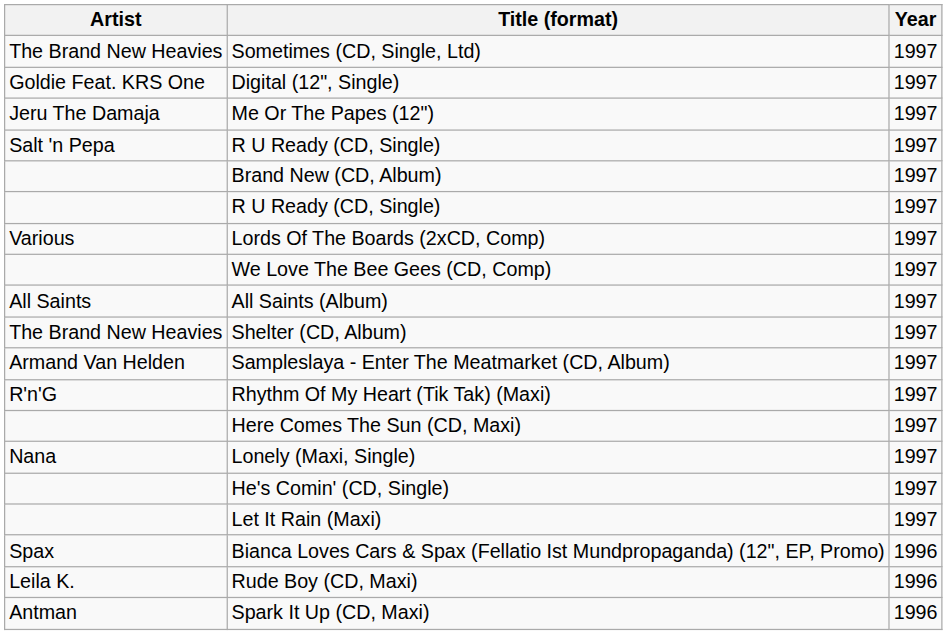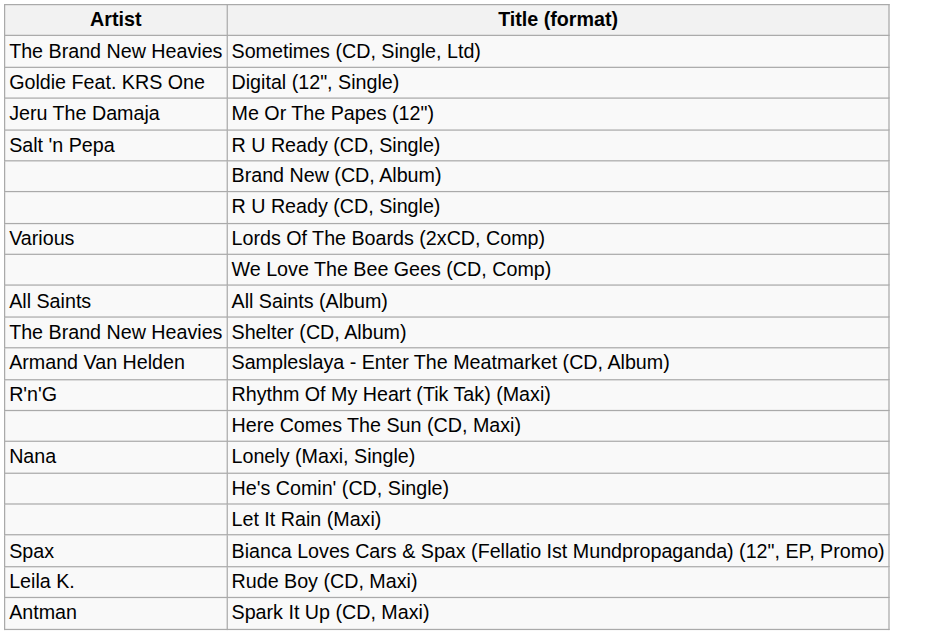- column: (916, 20)
